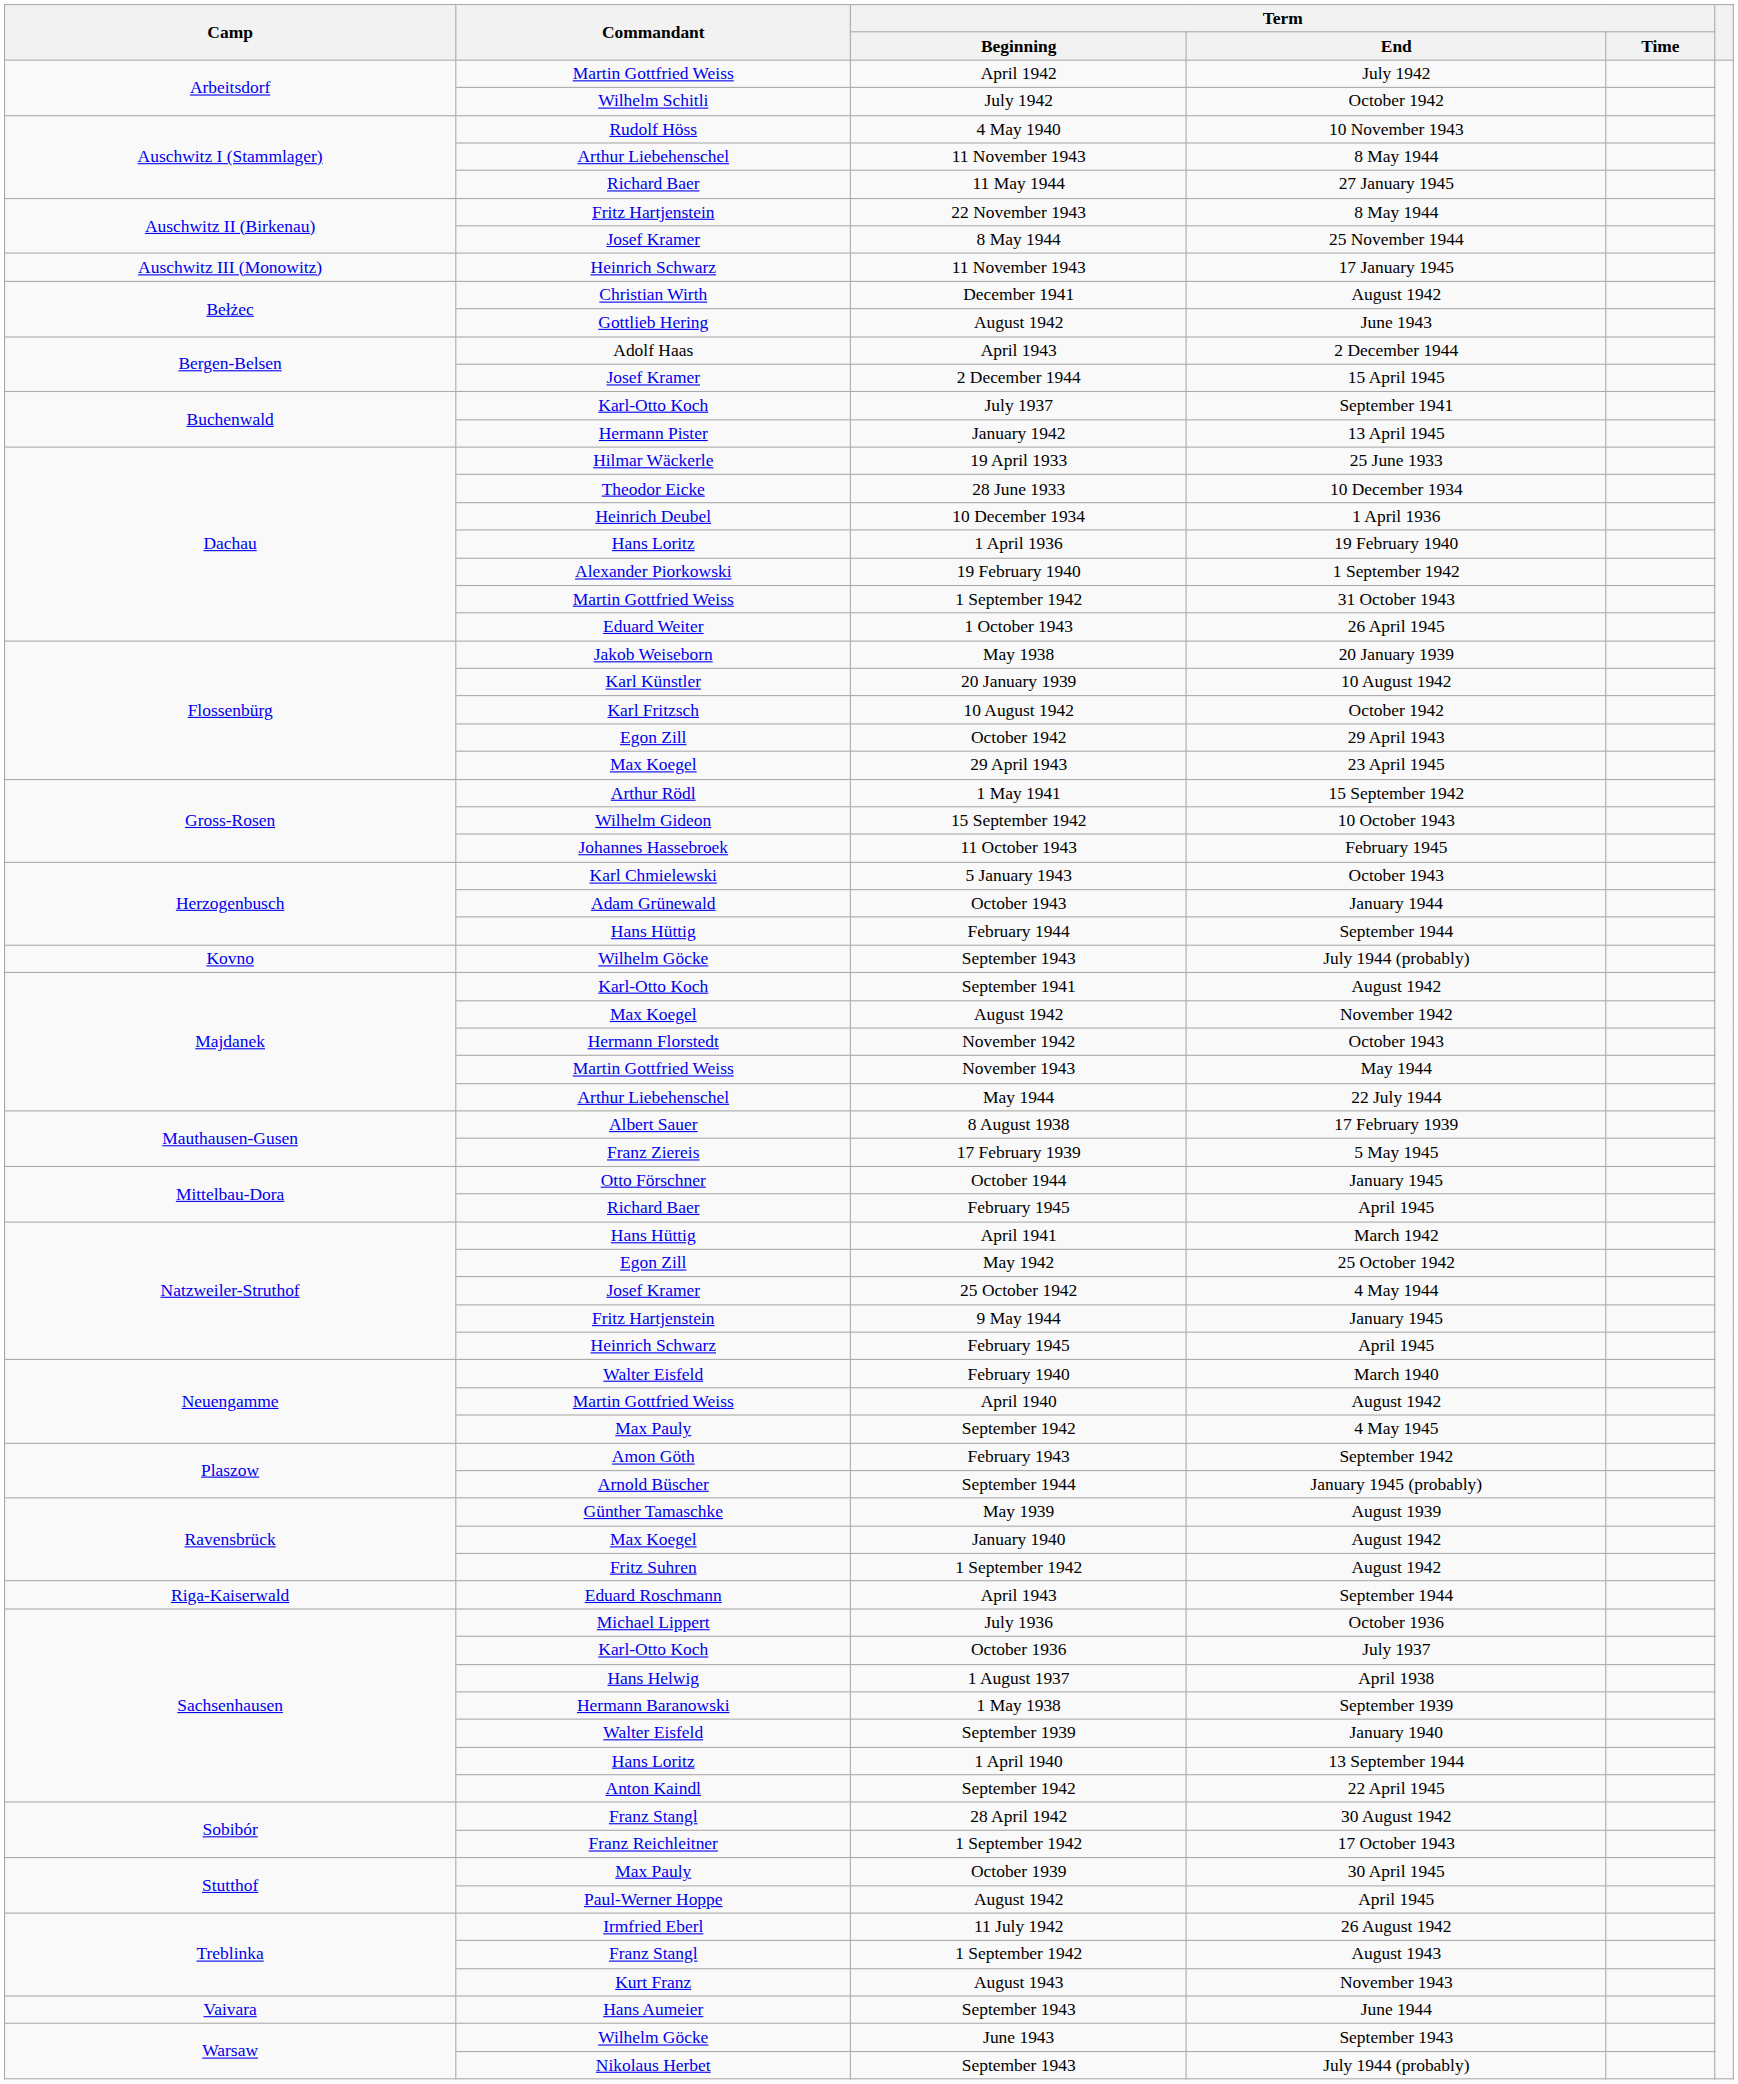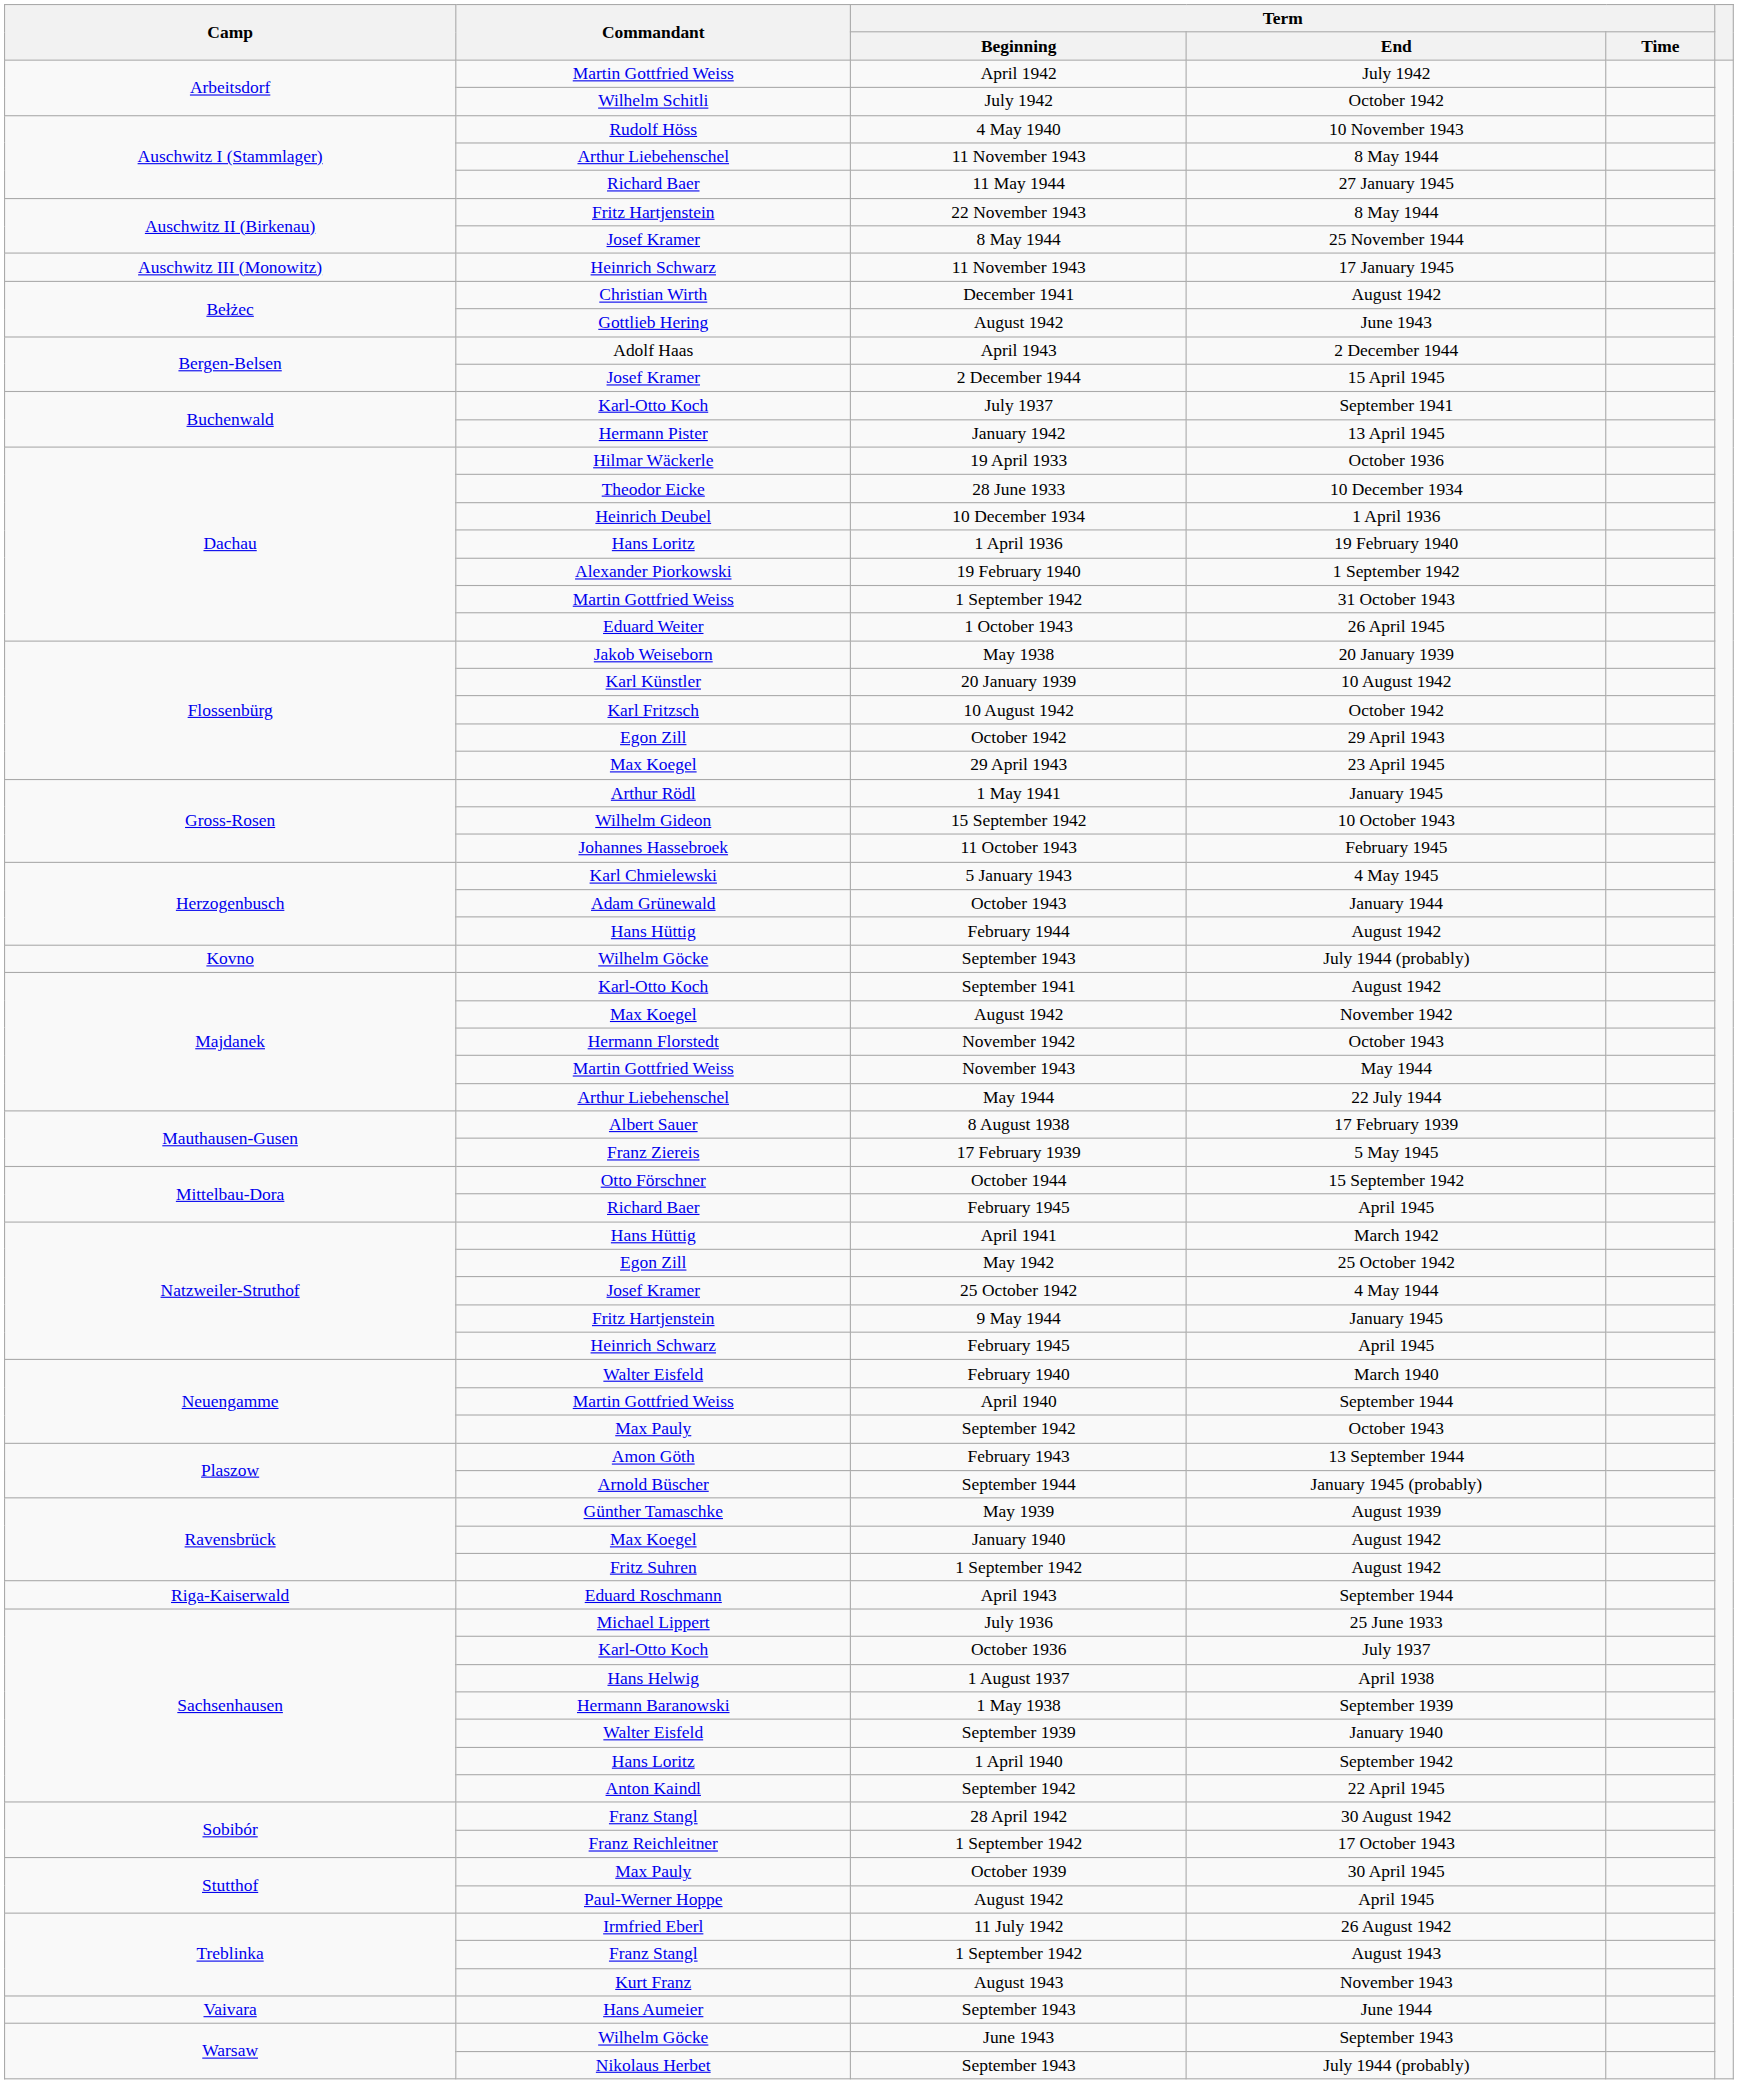(1396, 460) 25 June 1933 -> (1396, 460) October 1936
(1396, 792) 15 September 1942 -> (1396, 792) January 1945
(1396, 875) October 1943 -> (1396, 875) 4 May 1945
(1396, 931) September 1944 -> (1396, 931) August 1942
(1396, 1179) January 1945 -> (1396, 1179) 15 September 1942
(1396, 1401) August 1942 -> (1396, 1401) September 1944
(1396, 1428) 4 May 1945 -> (1396, 1428) October 1943
(1396, 1456) September 1942 -> (1396, 1456) 13 September 1944
(1396, 1622) October 1936 -> (1396, 1622) 25 June 1933
(1396, 1760) 13 September 1944 -> (1396, 1760) September 1942
